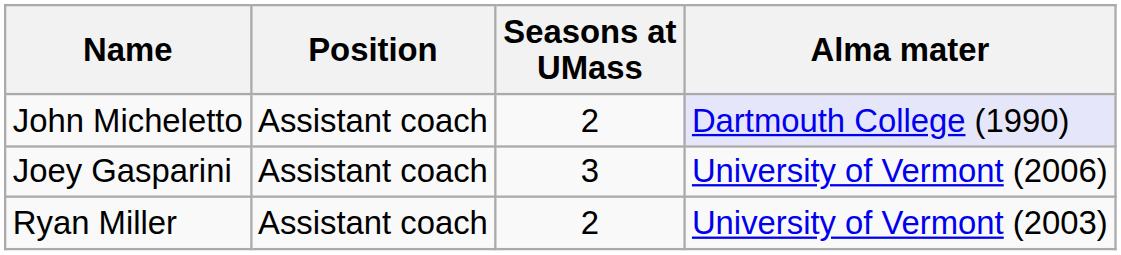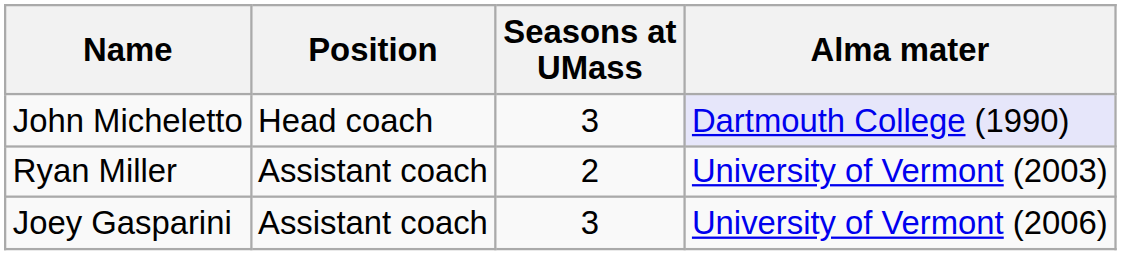(373, 120) Assistant coach -> (346, 120) Head coach
(590, 120) 2 -> (590, 120) 3
rows swapped: (122, 172) <-> (95, 224)
